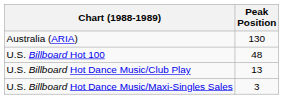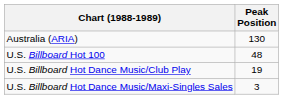(257, 70) 13 -> (257, 70) 19
